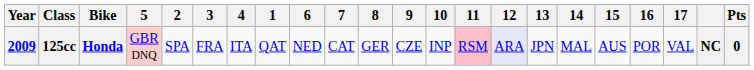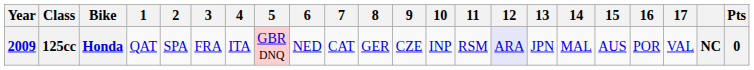columns swapped: (272, 15) <-> (144, 15)
(473, 45) pink background -> (473, 45) no background
